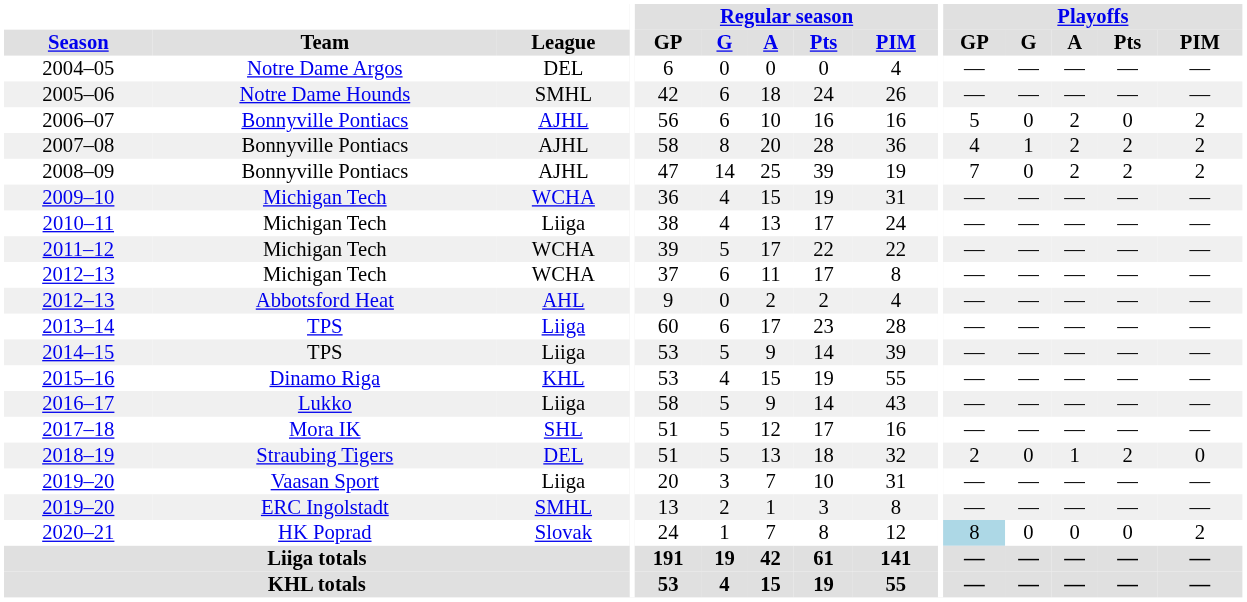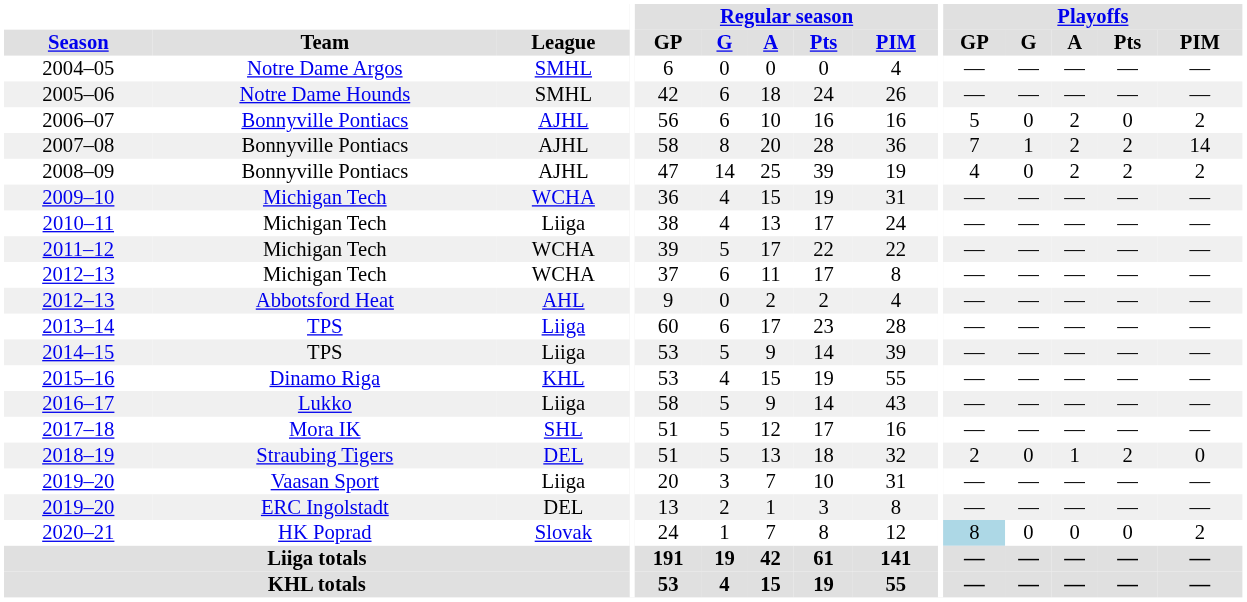(563, 68) DEL -> (563, 68) SMHL
(974, 145) 4 -> (974, 145) 7
(1200, 145) 2 -> (1200, 145) 14
(974, 171) 7 -> (974, 171) 4
(563, 506) SMHL -> (563, 506) DEL
